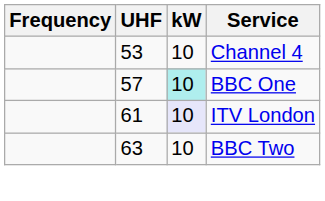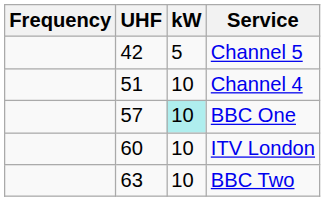+ row: (257, 52)
(132, 52) 53 -> (132, 84) 51
(132, 116) 61 -> (132, 148) 60
(182, 116) lavender background -> (182, 148) no background
